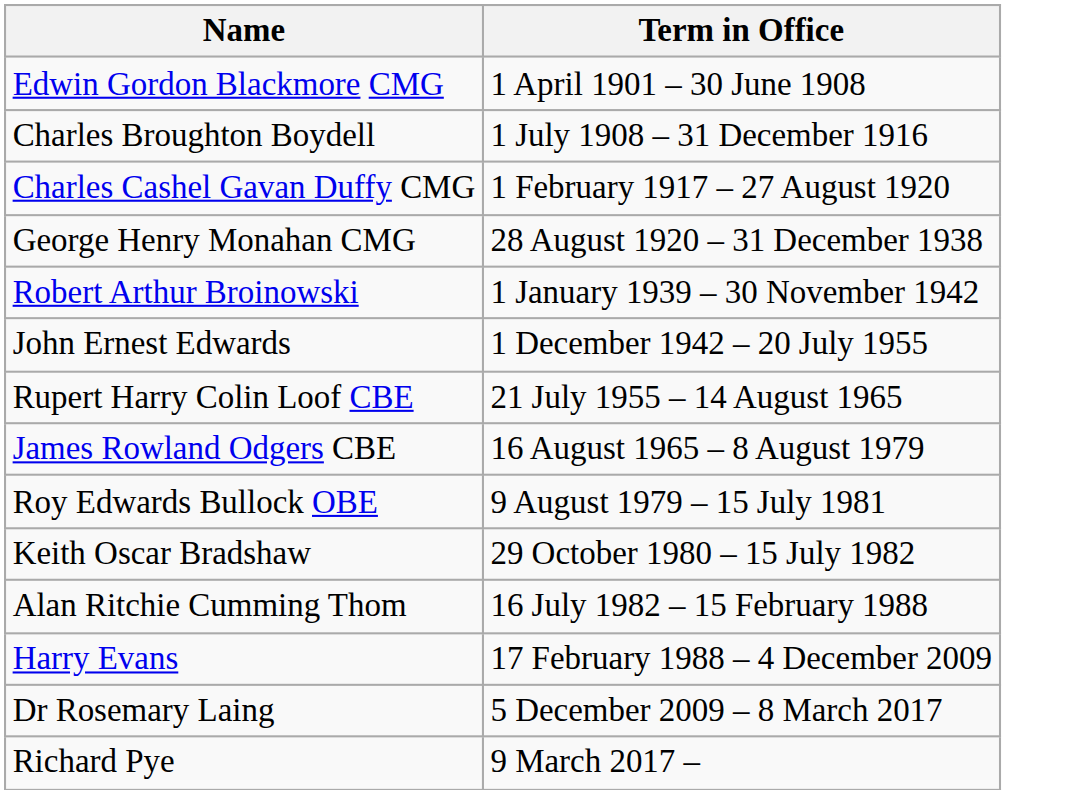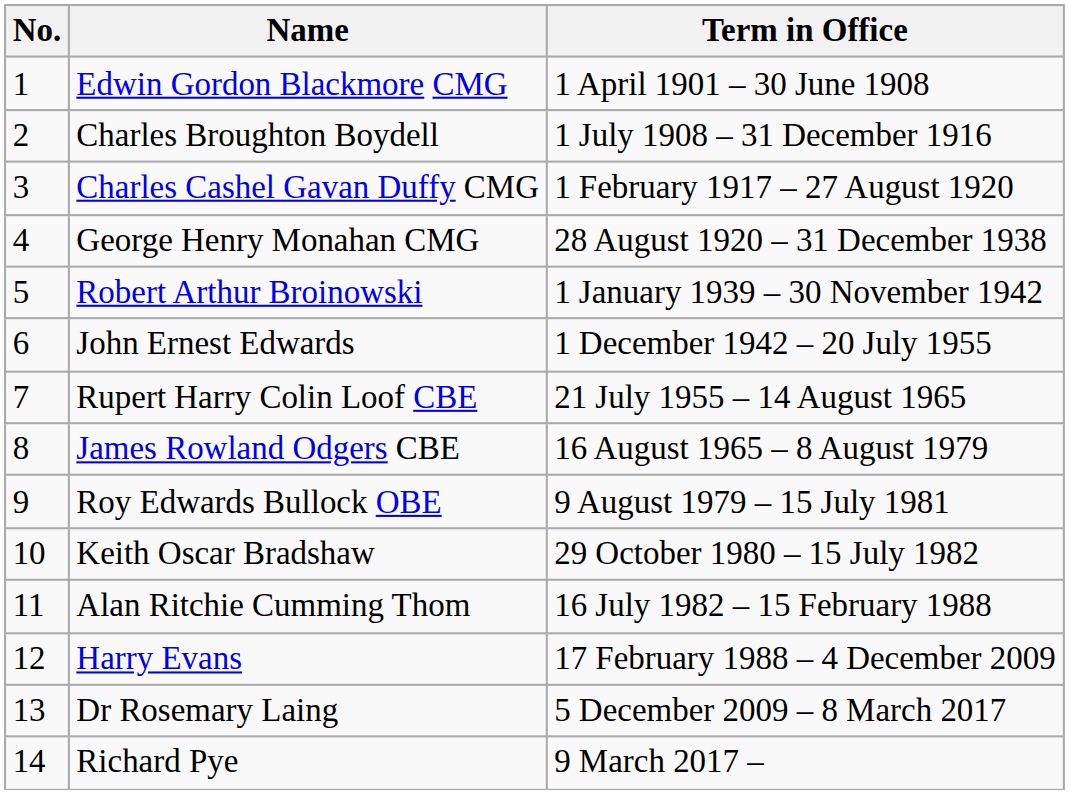+ column: (37, 30)
